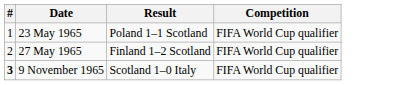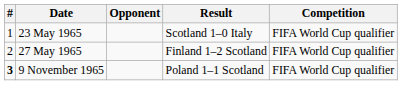+ column: (135, 13)
(158, 32) Poland 1–1 Scotland -> (209, 32) Scotland 1–0 Italy
(153, 70) Scotland 1–0 Italy -> (215, 70) Poland 1–1 Scotland
